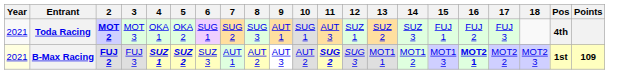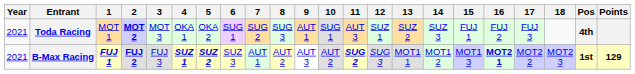+ column: (109, 11)
(17, 56) lightyellow background -> (17, 56) no background
(588, 56) 109 -> (614, 56) 129
